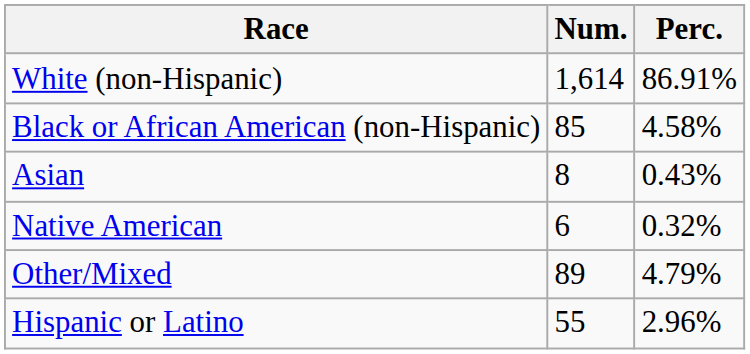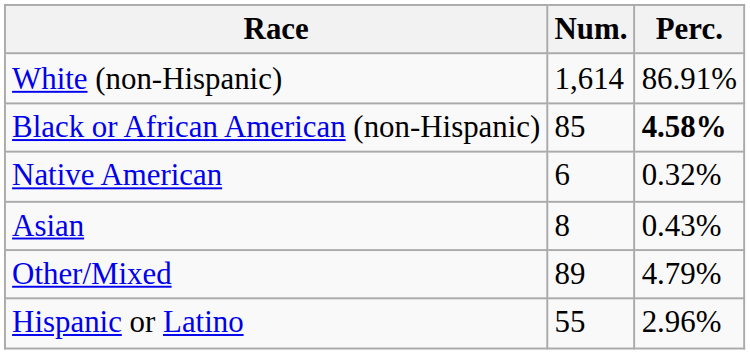(682, 126) normal -> (684, 126) bold
rows swapped: (117, 224) <-> (48, 175)
